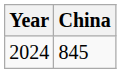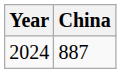(73, 52) 845 -> (73, 52) 887
